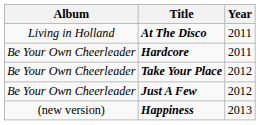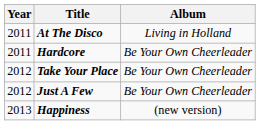columns swapped: (240, 14) <-> (71, 14)
